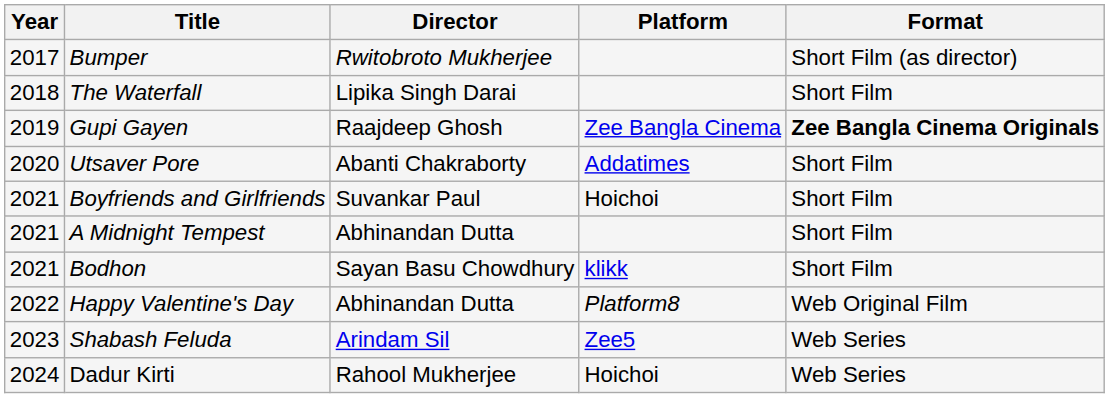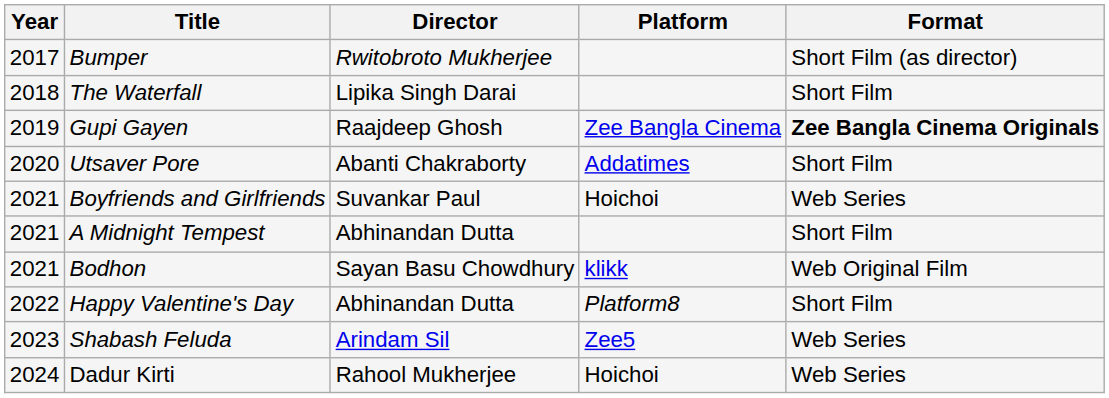(842, 198) Short Film -> (849, 198) Web Series
(842, 269) Short Film -> (880, 269) Web Original Film
(880, 304) Web Original Film -> (842, 304) Short Film
